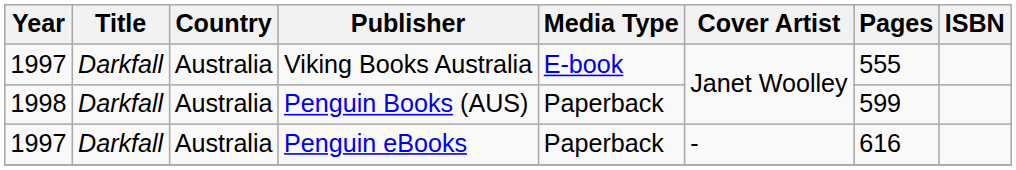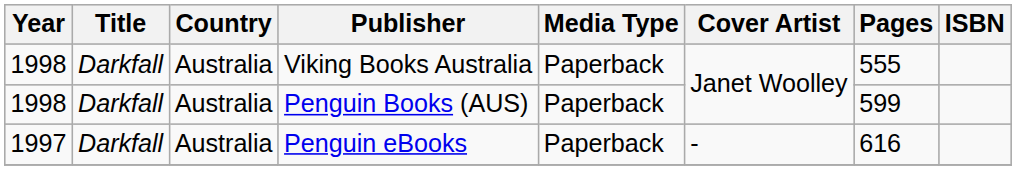(39, 64) 1997 -> (39, 64) 1998
(584, 64) E-book -> (604, 64) Paperback
